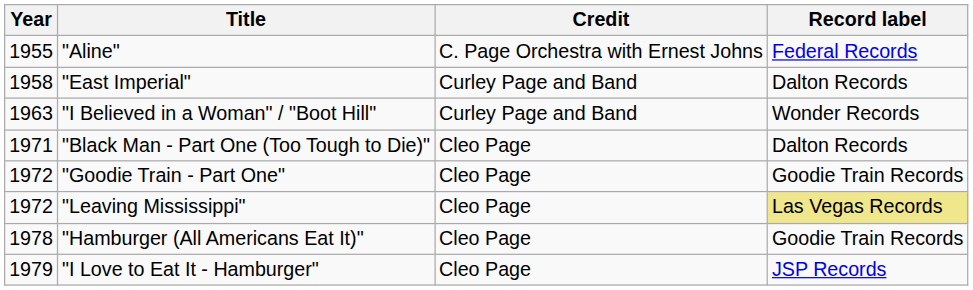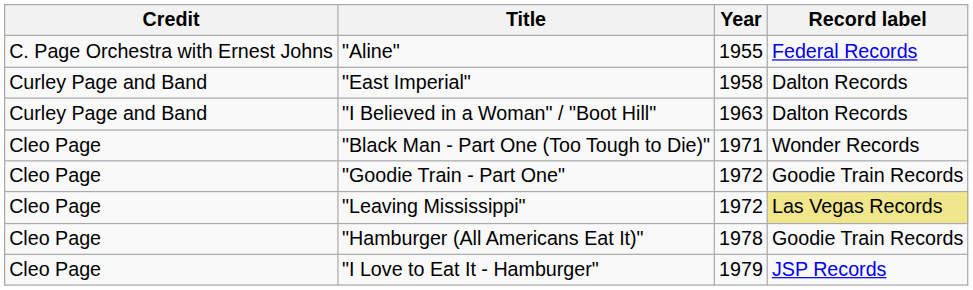columns swapped: (31, 20) <-> (601, 20)
(846, 113) Wonder Records -> (840, 113) Dalton Records
(840, 144) Dalton Records -> (846, 144) Wonder Records
